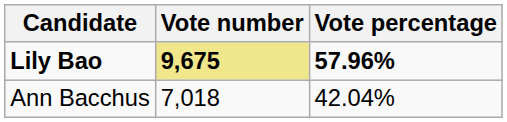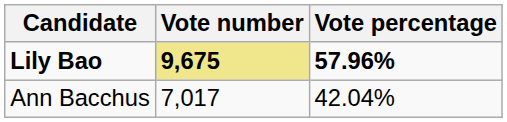(190, 98) 7,018 -> (190, 98) 7,017
